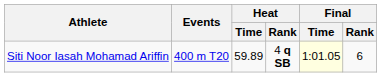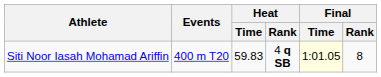(249, 56) 59.89 -> (249, 56) 59.83
(360, 56) 6 -> (360, 56) 8
